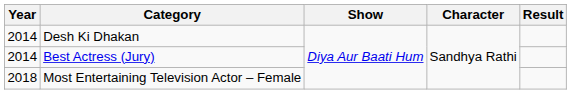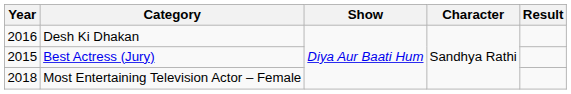(22, 36) 2014 -> (22, 36) 2016
(22, 57) 2014 -> (22, 57) 2015
